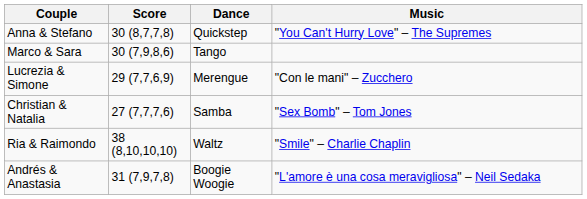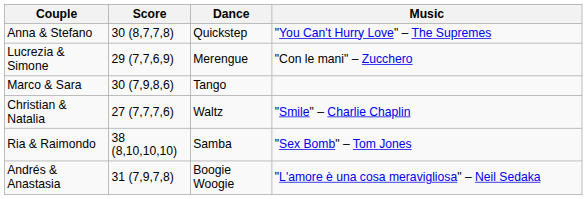rows swapped: (44, 52) <-> (36, 78)
(212, 111) Samba -> (208, 111) Waltz
(343, 111) "Sex Bomb" – Tom Jones -> (343, 111) "Smile" – Charlie Chaplin
(208, 144) Waltz -> (212, 144) Samba
(343, 144) "Smile" – Charlie Chaplin -> (343, 144) "Sex Bomb" – Tom Jones
